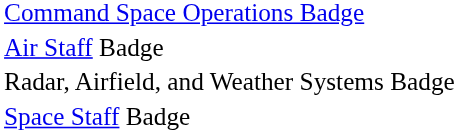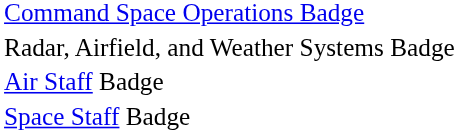rows swapped: (229, 82) <-> (84, 47)
